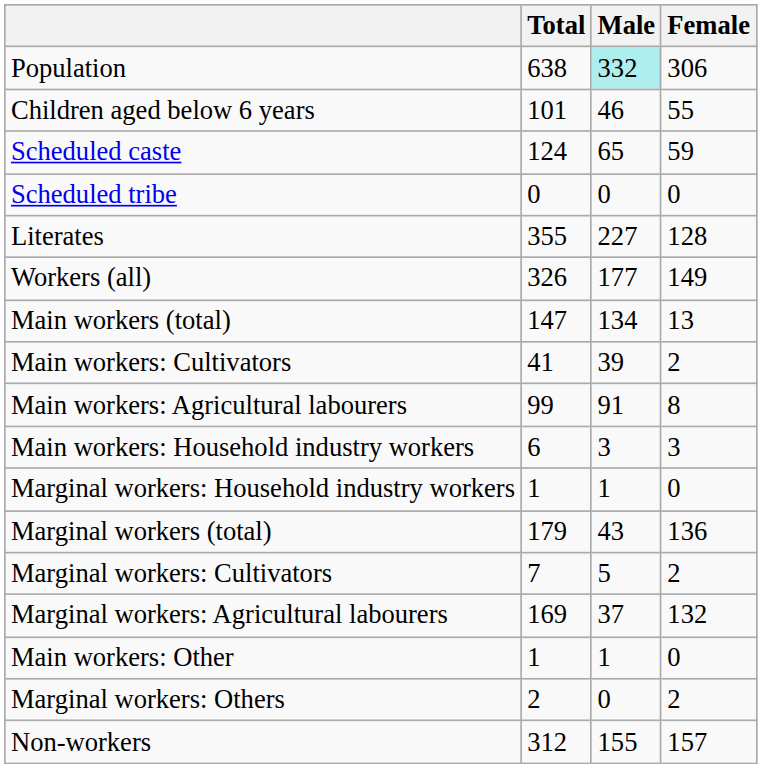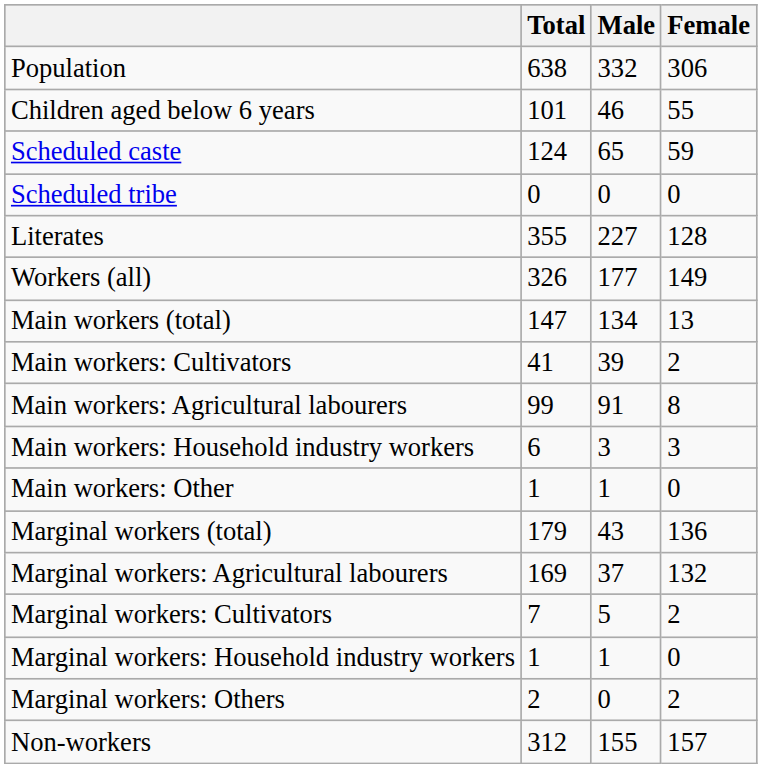(617, 67) paleturquoise background -> (617, 67) no background
rows swapped: (122, 657) <-> (263, 488)
rows swapped: (172, 573) <-> (229, 615)
